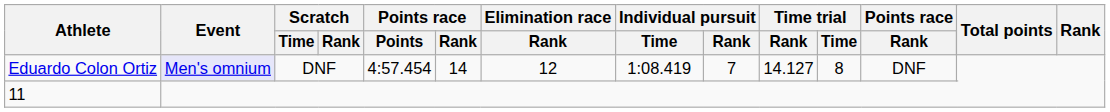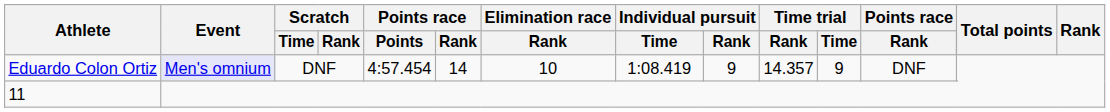(548, 68) 12 -> (548, 68) 10
(731, 68) 7 -> (731, 68) 9
(788, 68) 14.127 -> (788, 68) 14.357
(839, 68) 8 -> (839, 68) 9
